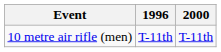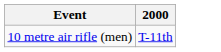- column: (155, 15)
